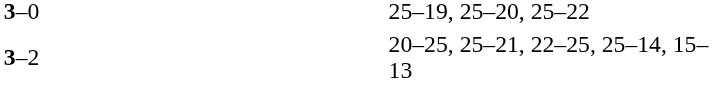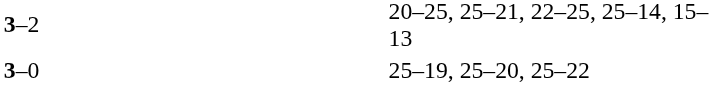rows swapped: (22, 57) <-> (22, 11)
